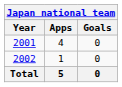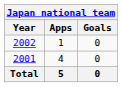rows swapped: (24, 43) <-> (24, 58)
